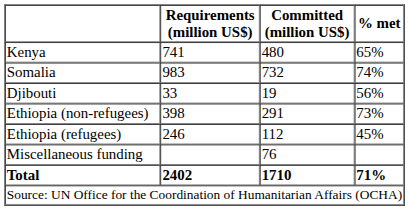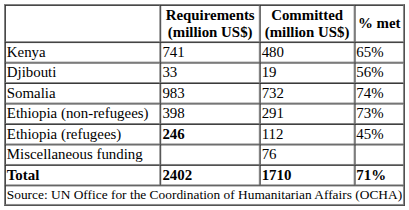rows swapped: (32, 93) <-> (31, 72)
(174, 134) normal -> (174, 134) bold
